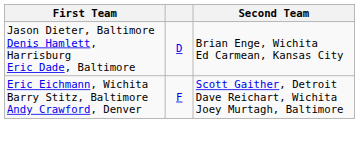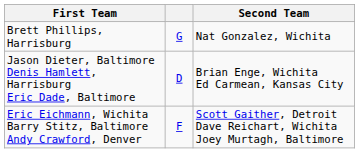+ row: (55, 37)
